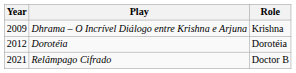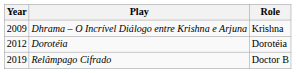(17, 60) 2021 -> (17, 60) 2019
